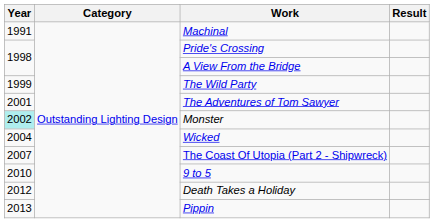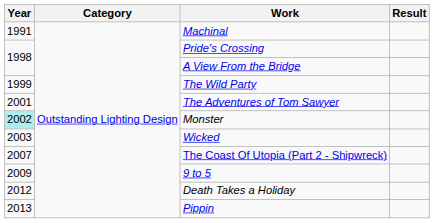(19, 137) 2004 -> (19, 137) 2003
(19, 173) 2010 -> (19, 173) 2009
